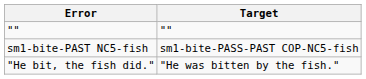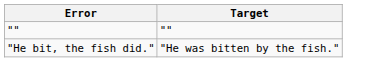- row: (78, 48)
